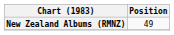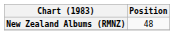(148, 24) 49 -> (148, 24) 48
